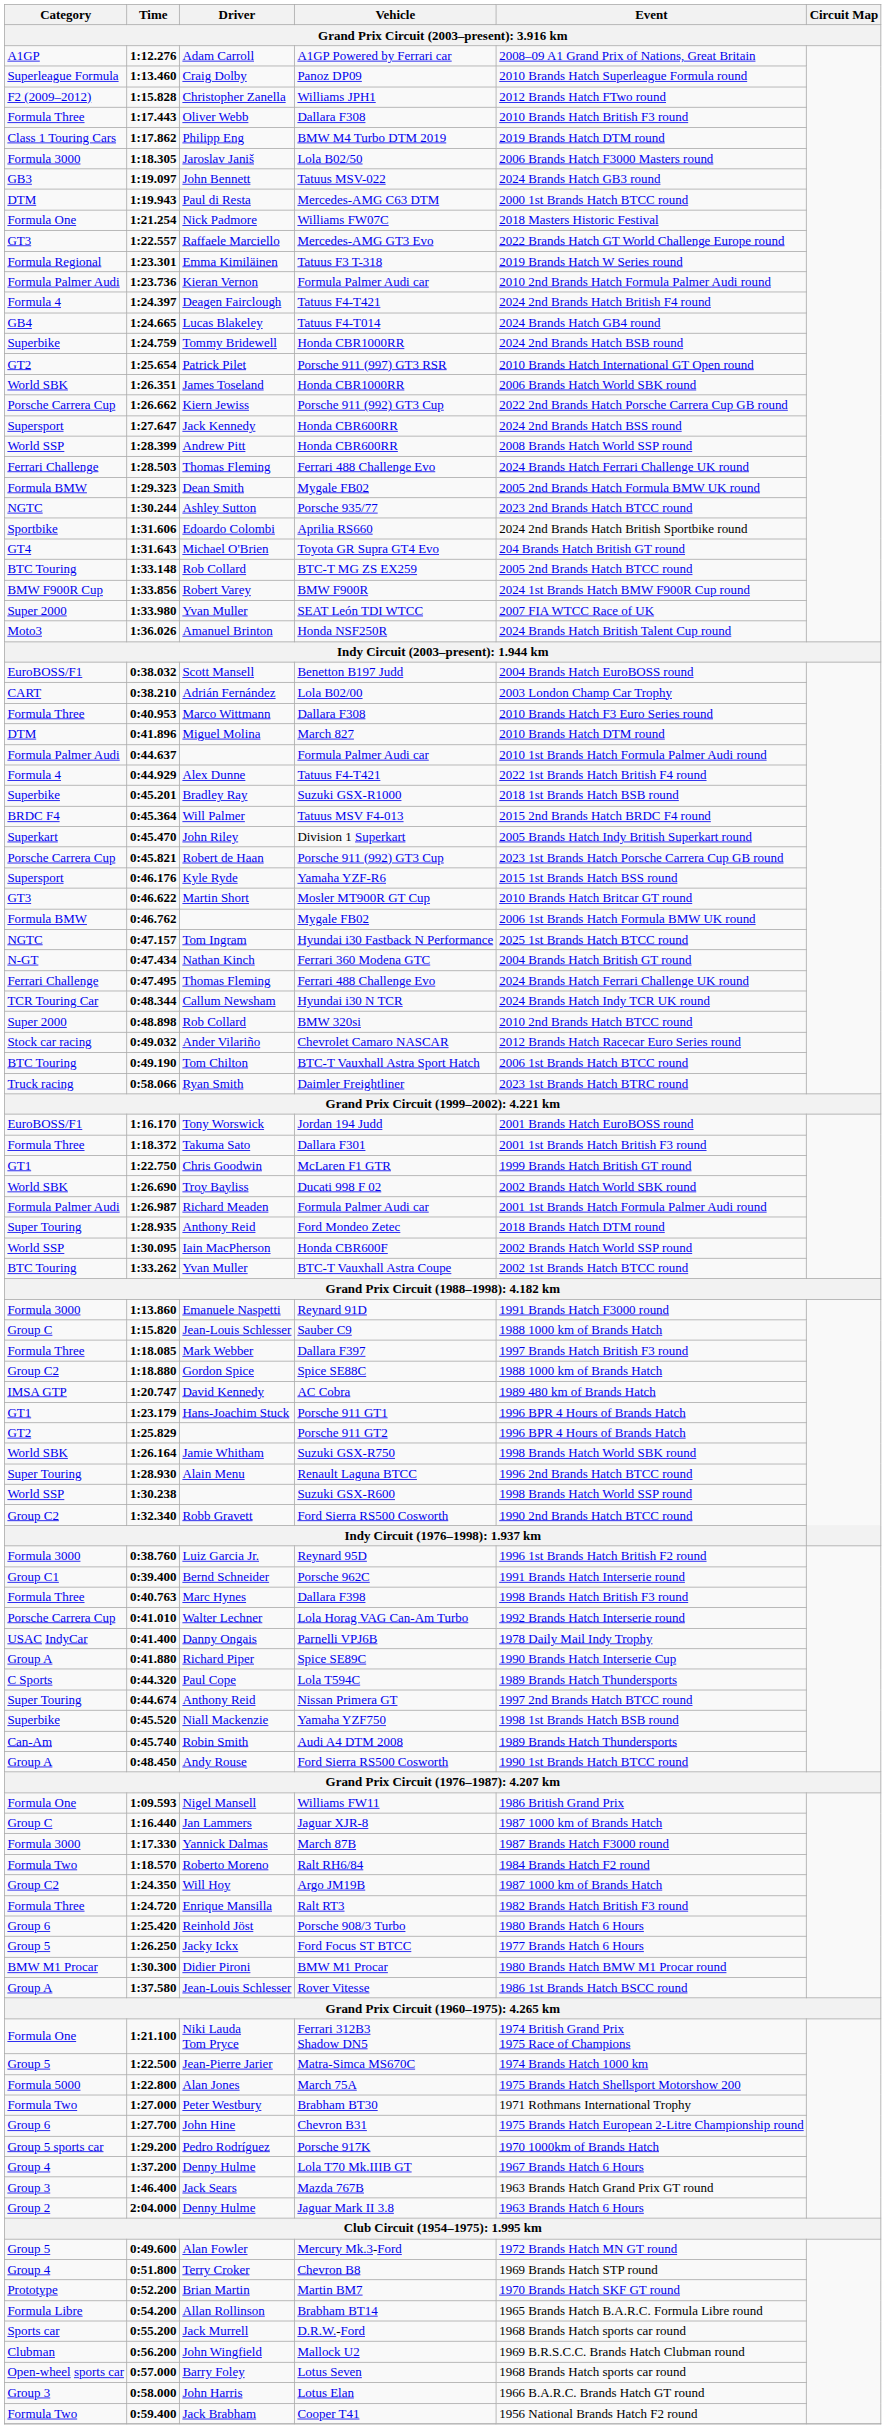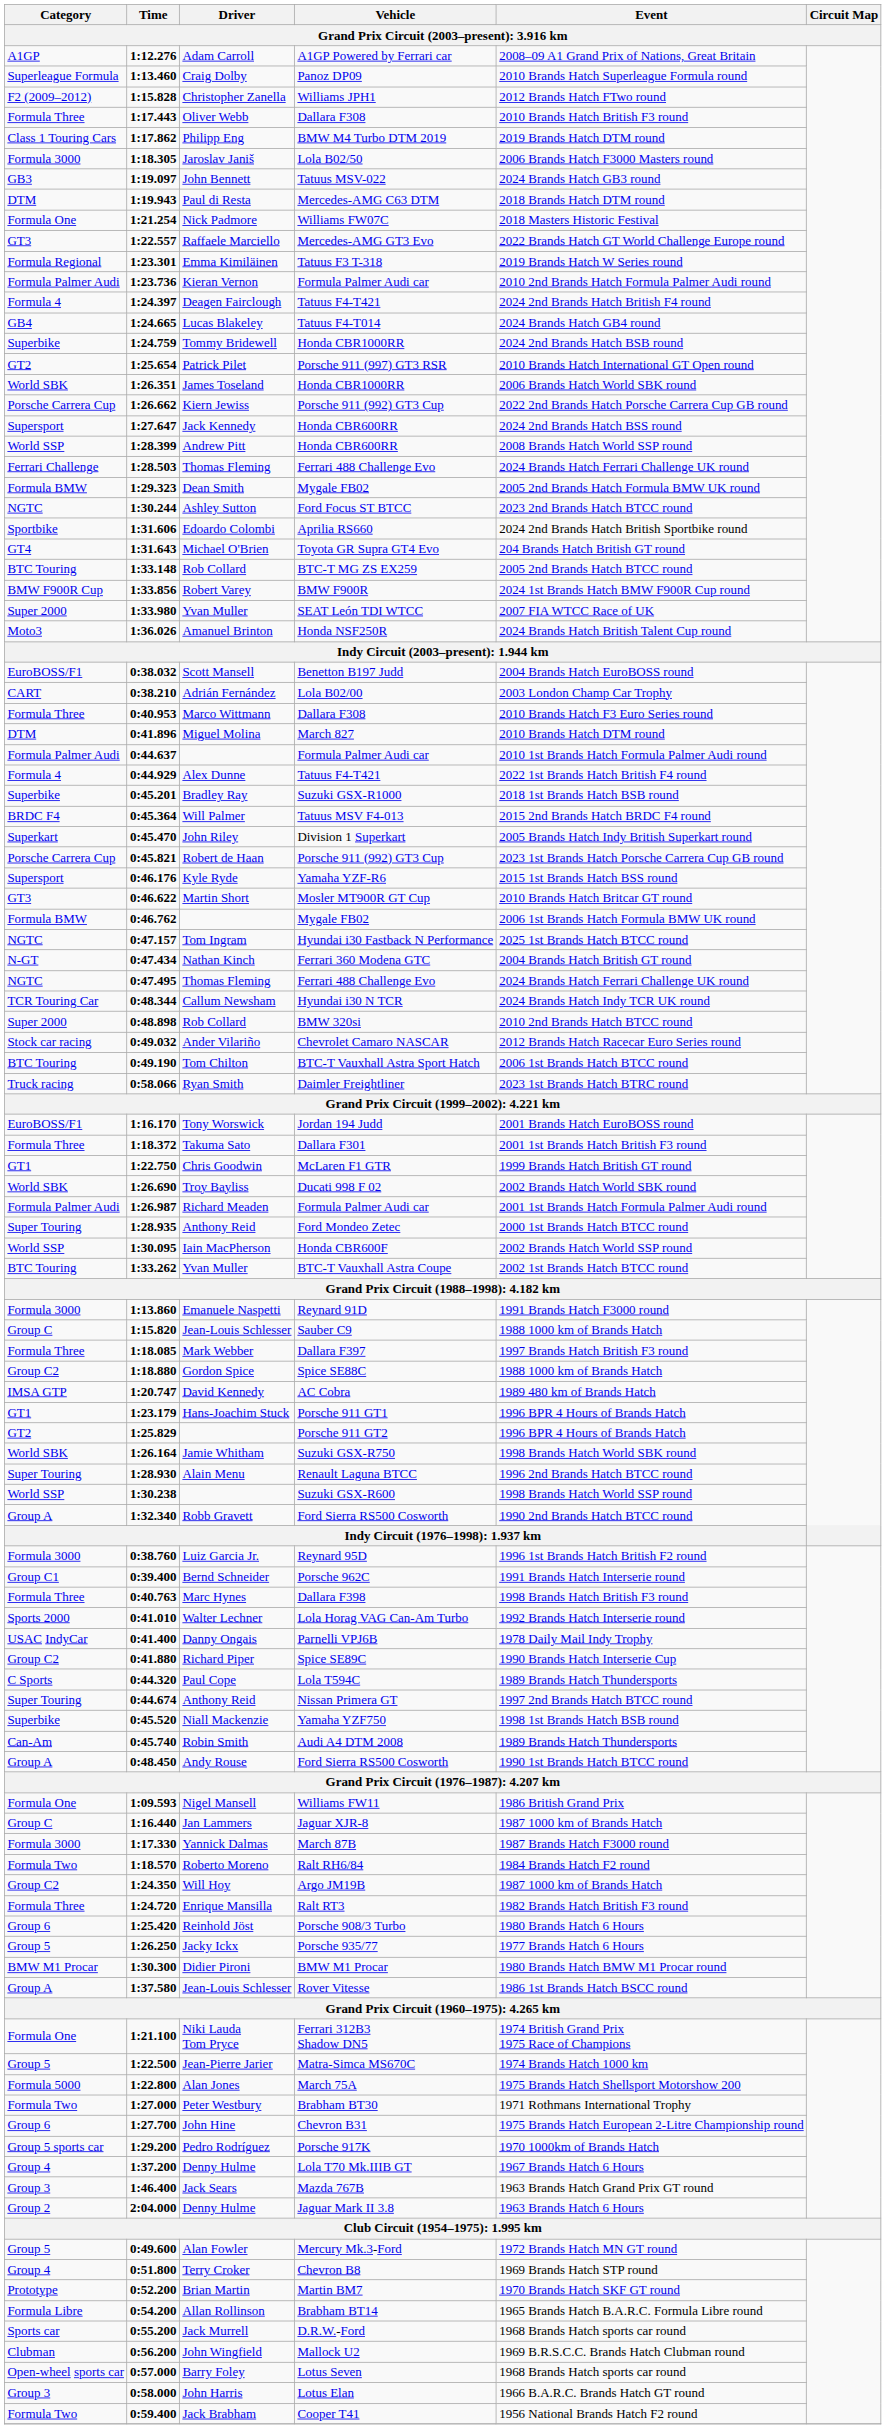(594, 199) 2000 1st Brands Hatch BTCC round -> (582, 199) 2018 Brands Hatch DTM round
(338, 508) Porsche 935/77 -> (354, 508) Ford Focus ST BTCC
(53, 980) Ferrari Challenge -> (25, 980) NGTC
(582, 1227) 2018 Brands Hatch DTM round -> (594, 1227) 2000 1st Brands Hatch BTCC round
(33, 1515) Group C2 -> (30, 1515) Group A
(61, 1617) Porsche Carrera Cup -> (39, 1617) Sports 2000
(30, 1659) Group A -> (33, 1659) Group C2
(354, 1946) Ford Focus ST BTCC -> (338, 1946) Porsche 935/77
